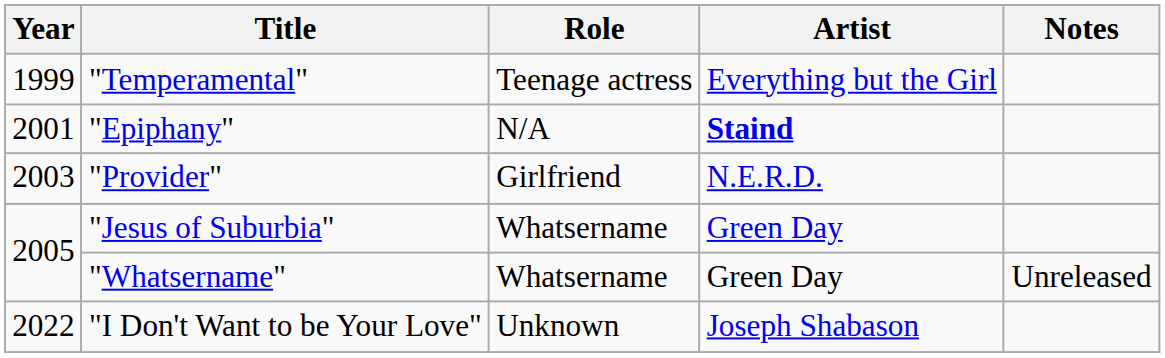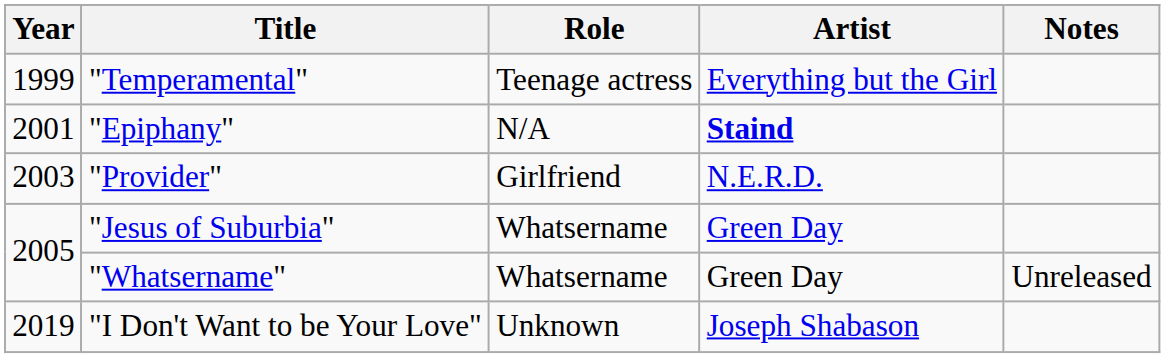(43, 326) 2022 -> (43, 326) 2019
